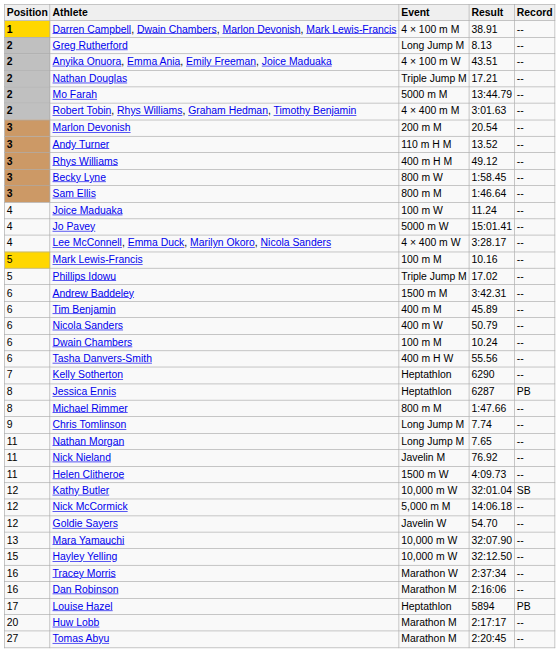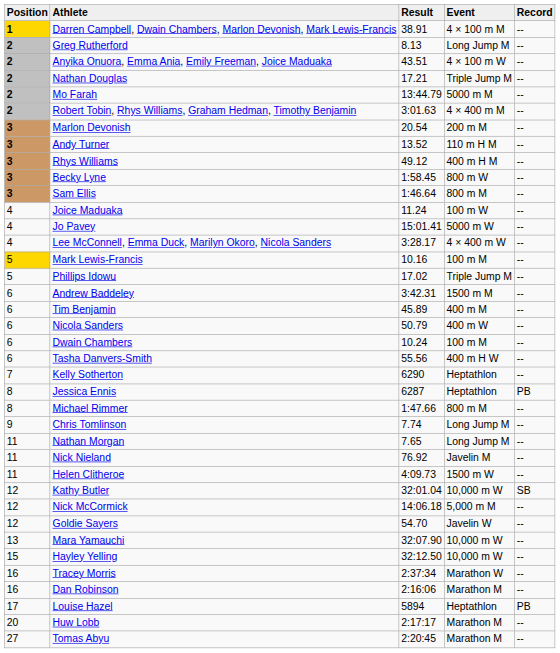columns swapped: (415, 12) <-> (487, 12)
